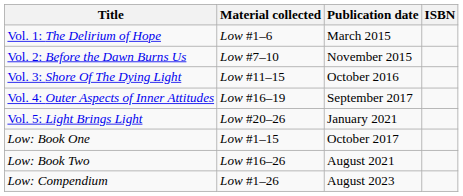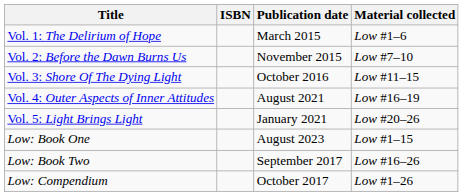columns swapped: (271, 14) <-> (440, 14)
(370, 98) September 2017 -> (291, 98) August 2021
(363, 139) October 2017 -> (291, 139) August 2023
(361, 160) August 2021 -> (300, 160) September 2017
(361, 181) August 2023 -> (293, 181) October 2017
